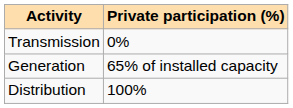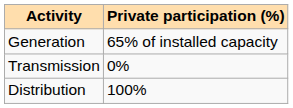rows swapped: (46, 66) <-> (54, 41)
